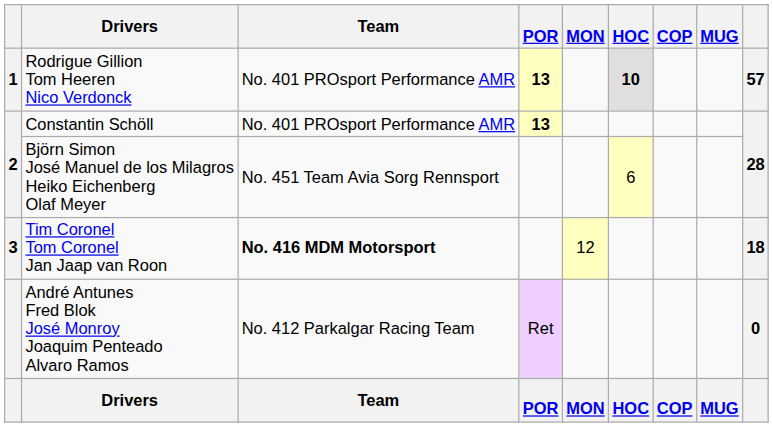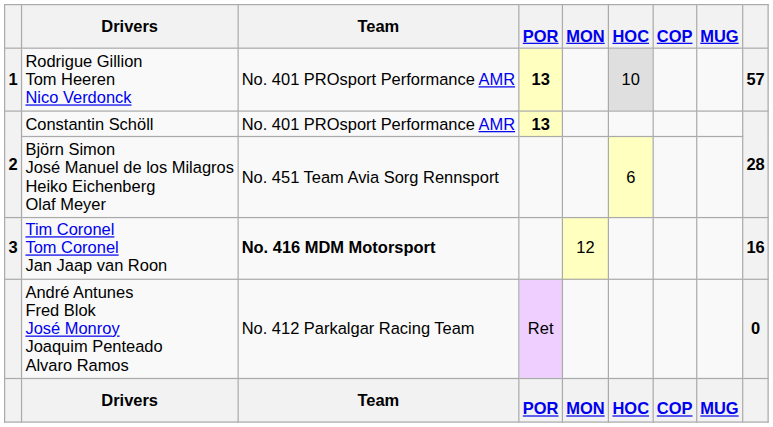(631, 79) bold -> (631, 79) normal
(756, 248) 18 -> (756, 248) 16
